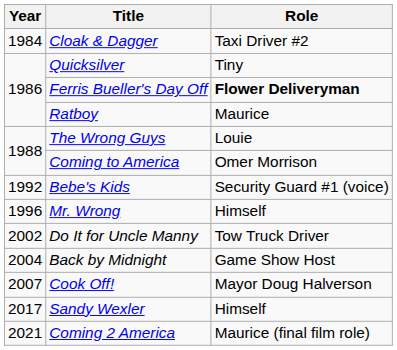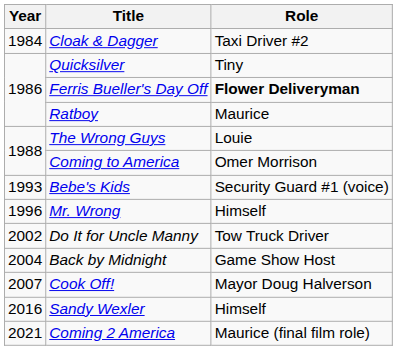(25, 187) 1992 -> (25, 187) 1993
(25, 308) 2017 -> (25, 308) 2016
